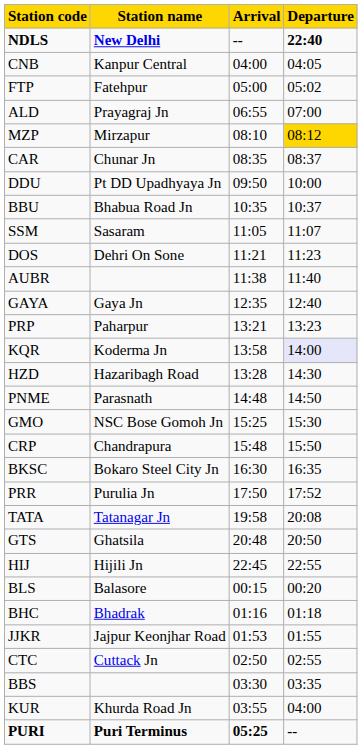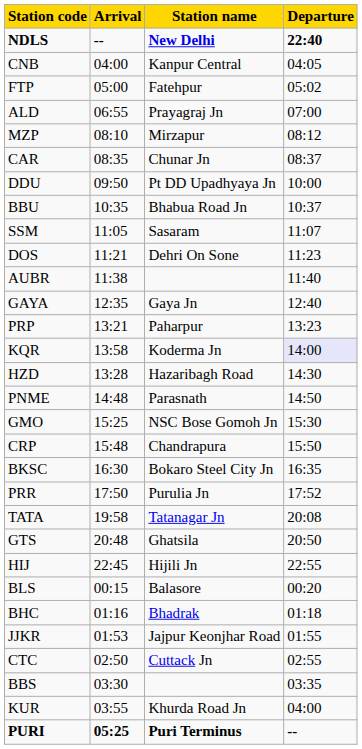columns swapped: (160, 16) <-> (257, 16)
(304, 135) gold background -> (304, 135) no background
